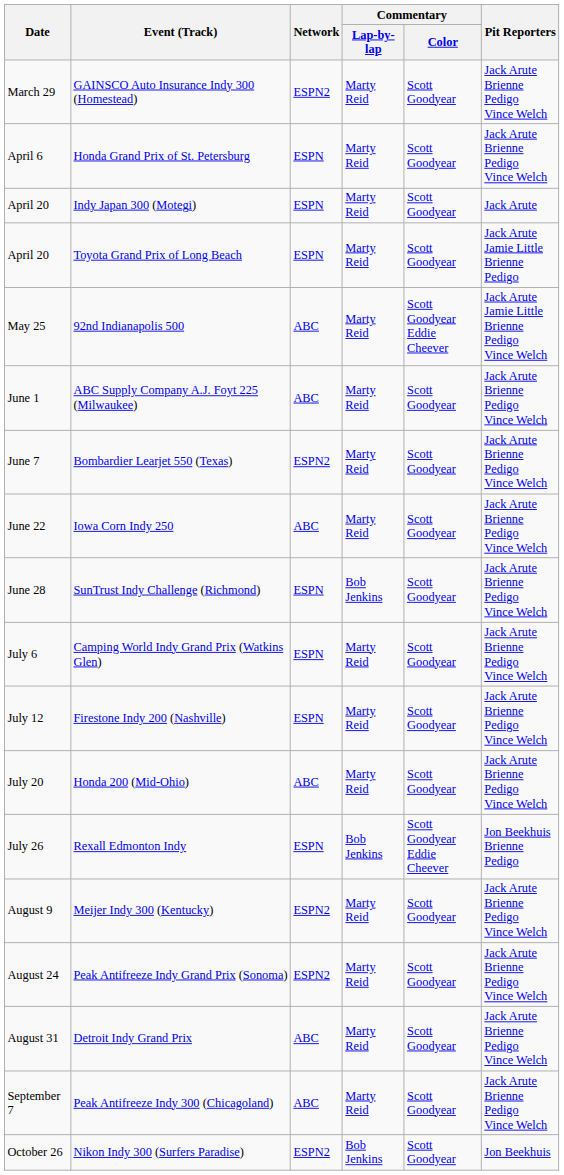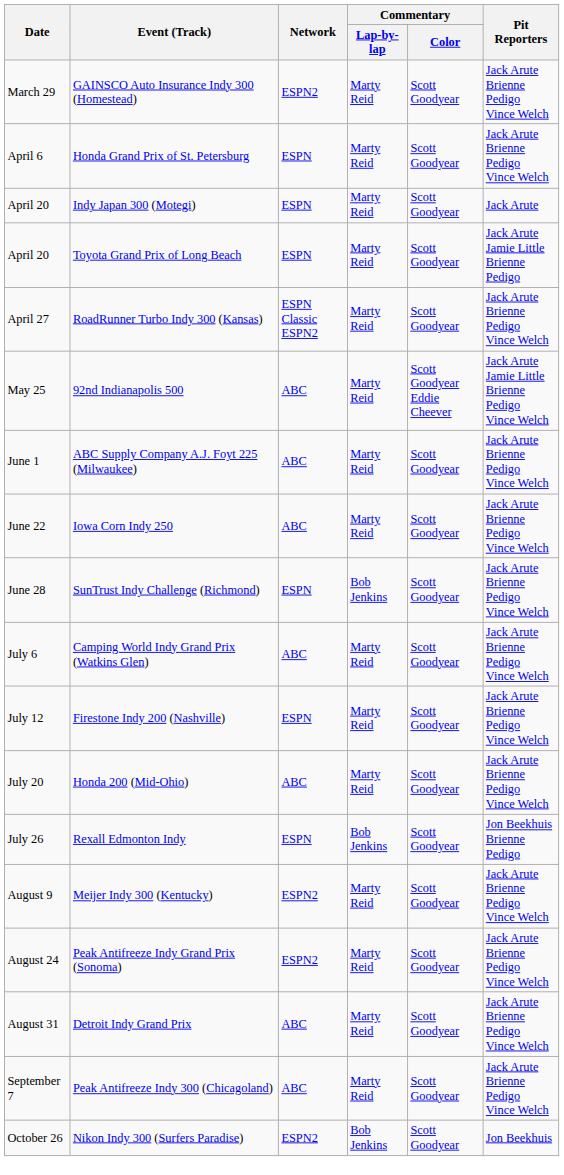+ row: (168, 318)
- row: (153, 461)
(309, 653) ESPN -> (294, 653) ABC
(431, 846) Scott Goodyear Eddie Cheever -> (435, 838) Scott Goodyear
